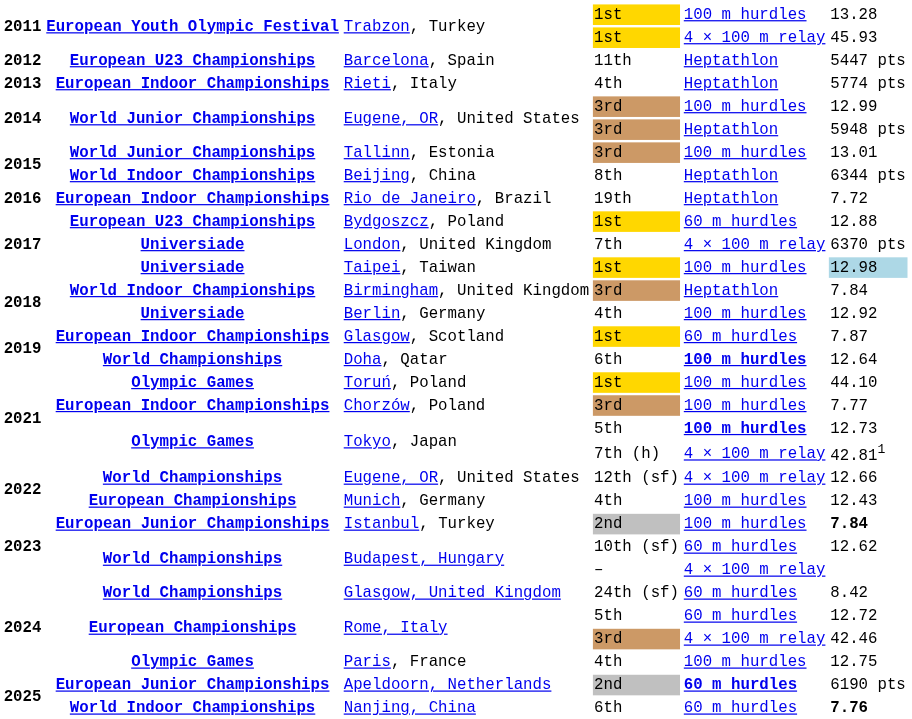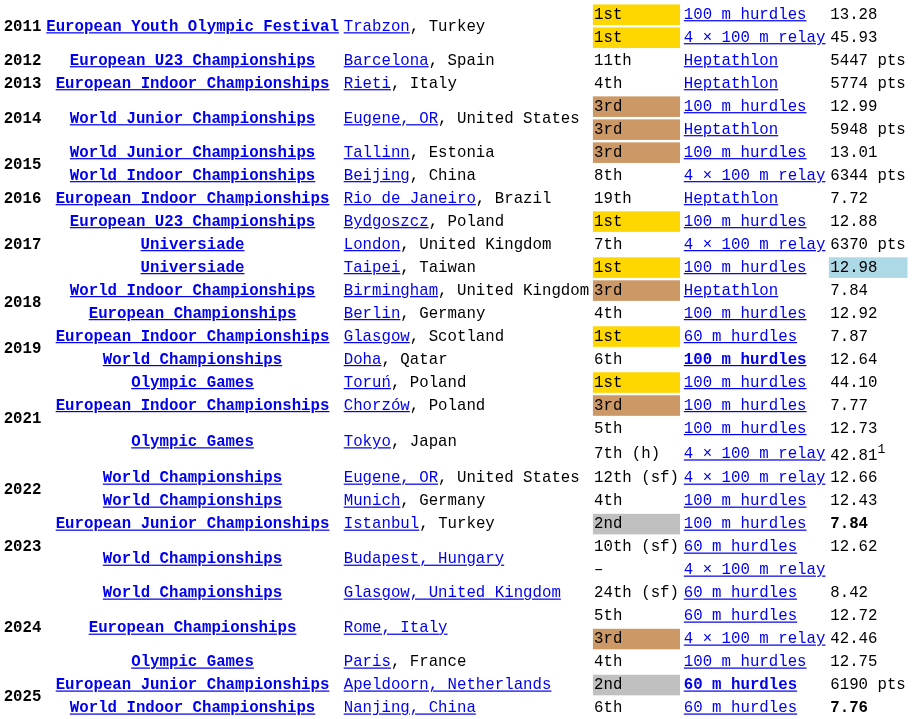(731, 176) Heptathlon -> (755, 176) 4 × 100 m relay
(740, 222) 60 m hurdles -> (745, 222) 100 m hurdles
(193, 314) Universiade -> (193, 314) European Championships
(745, 429) bold -> (745, 429) normal
(193, 502) European Championships -> (193, 502) World Championships
